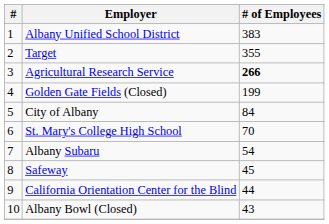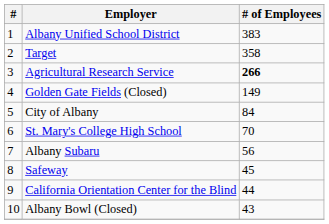(251, 53) 355 -> (251, 53) 358
(251, 92) 199 -> (251, 92) 149
(248, 151) 54 -> (248, 151) 56
